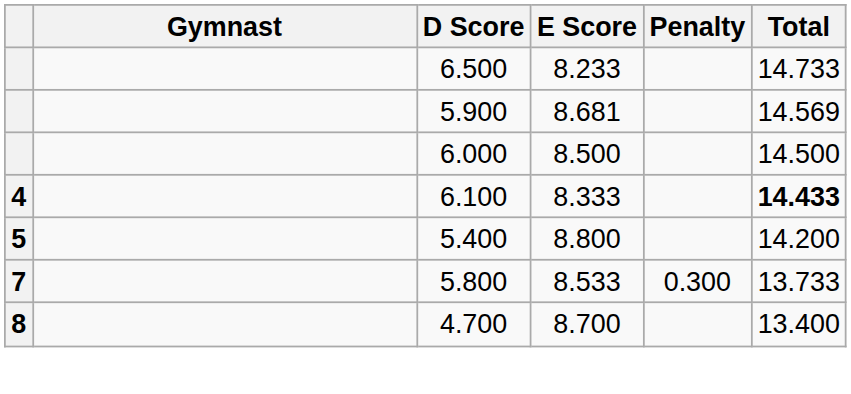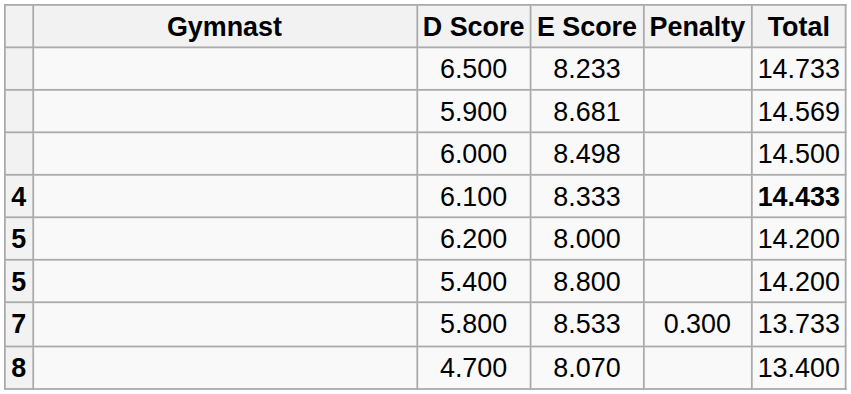(587, 154) 8.500 -> (587, 154) 8.498
+ row: (474, 239)
(587, 325) 8.700 -> (587, 367) 8.070
